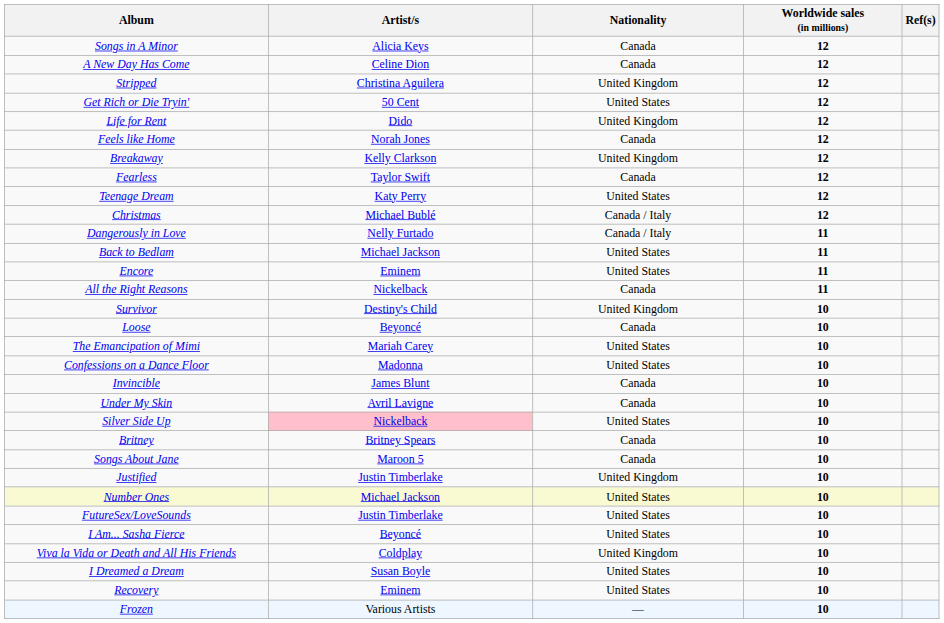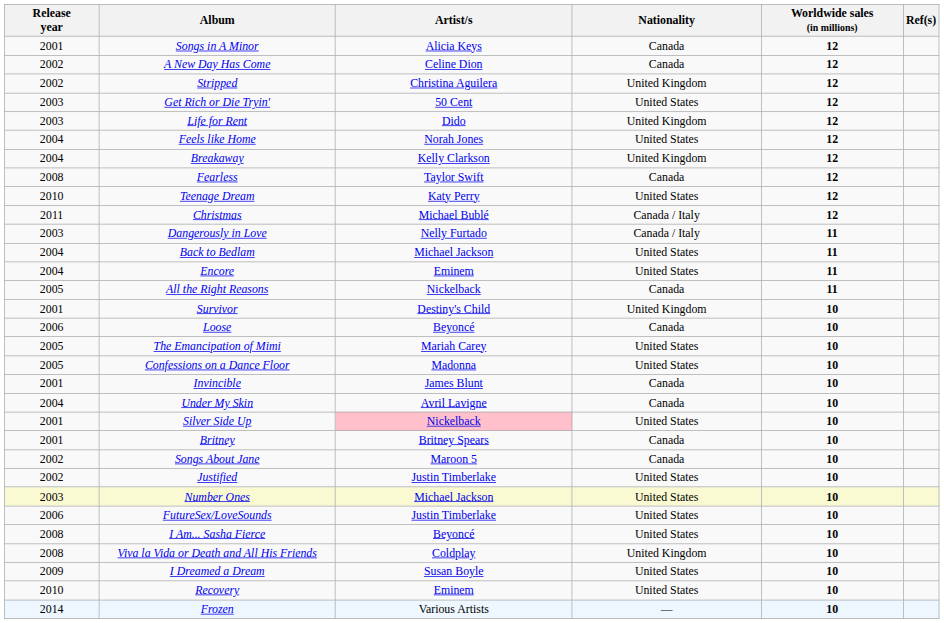+ column: (52, 20)
(638, 139) Canada -> (667, 139) United States
(638, 477) United Kingdom -> (667, 477) United States
